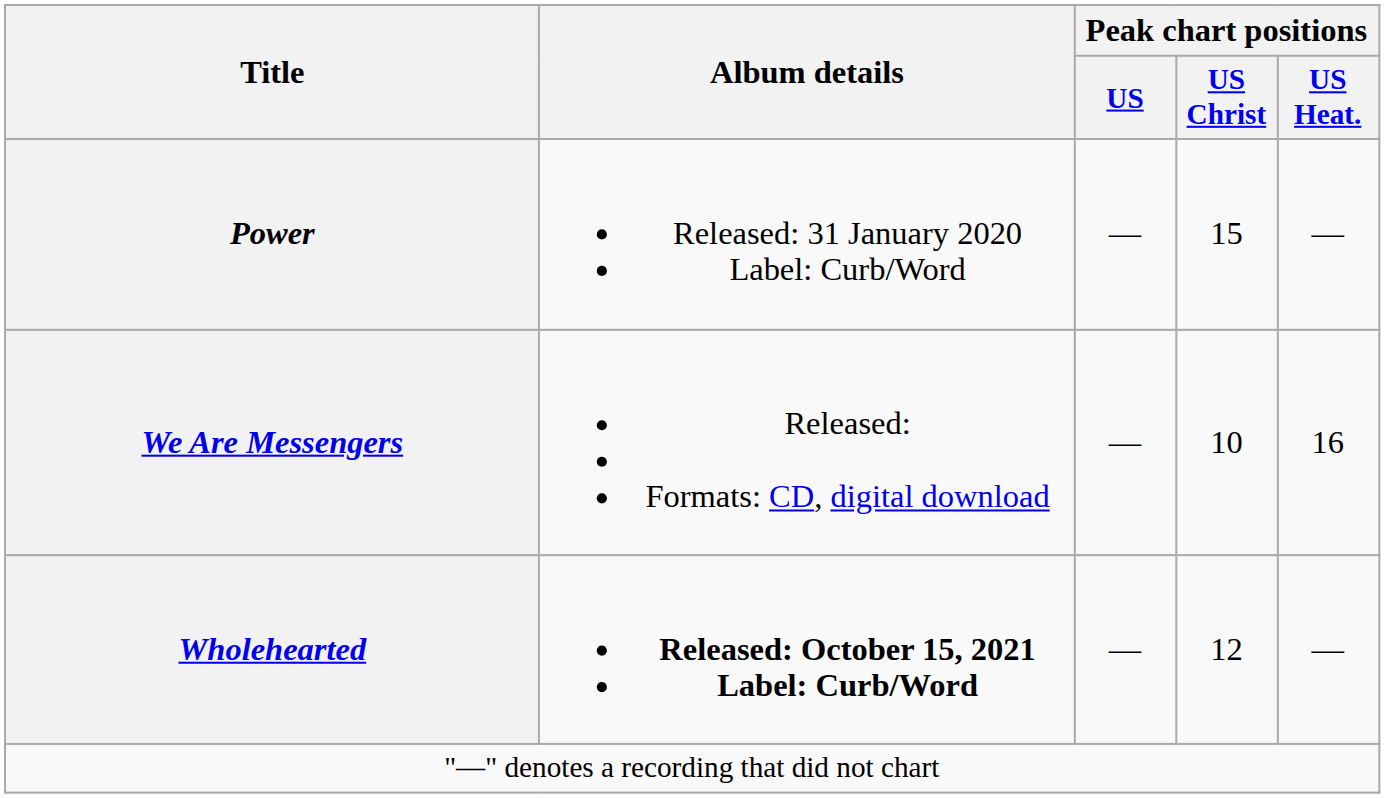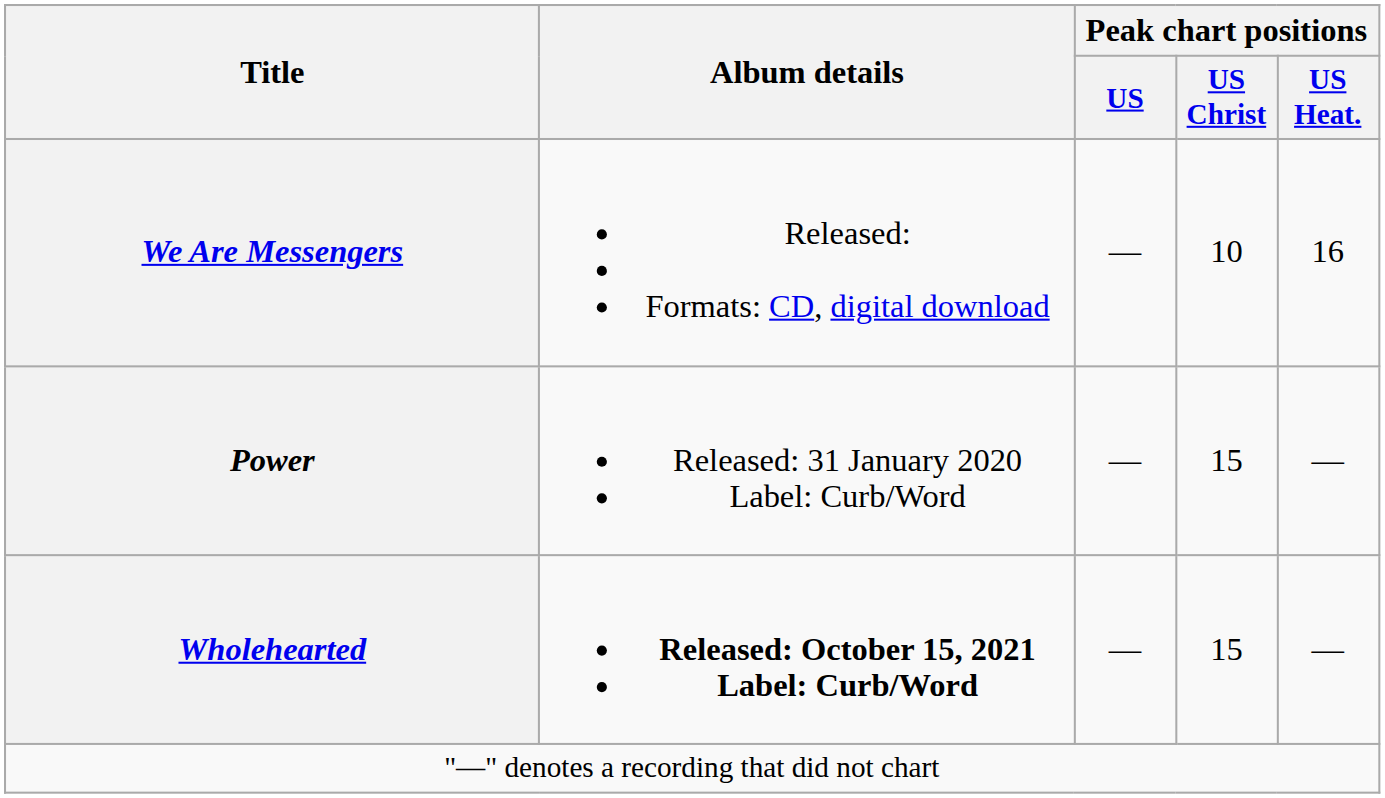rows swapped: (272, 441) <-> (272, 233)
(1226, 649) 12 -> (1226, 649) 15
